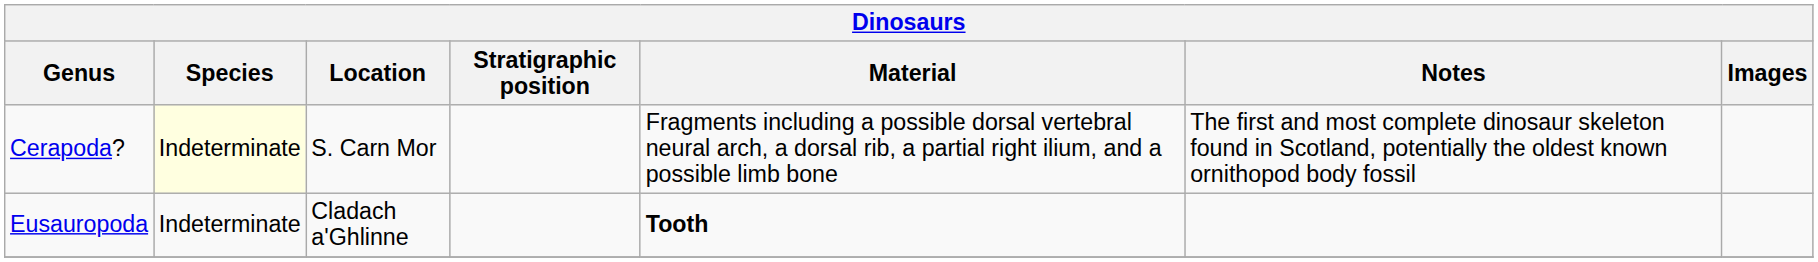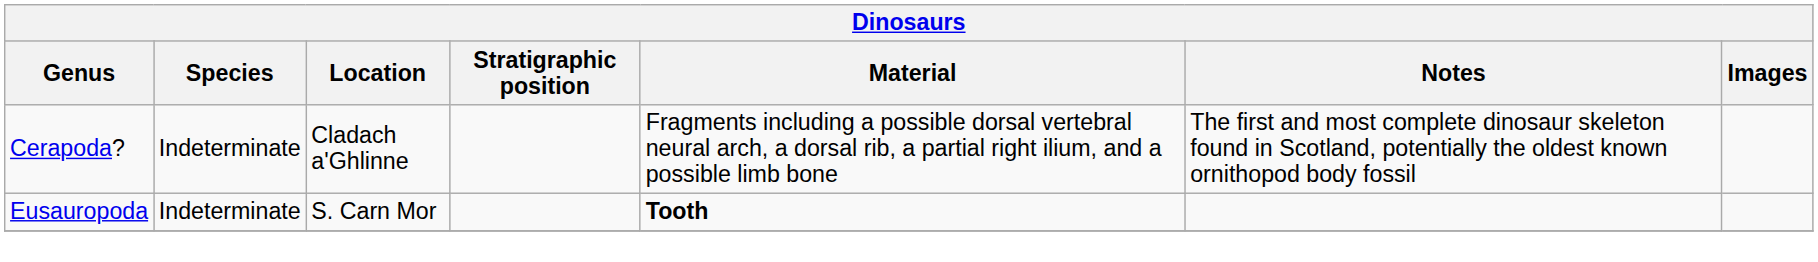(230, 148) lightyellow background -> (230, 148) no background
(374, 148) S. Carn Mor -> (360, 148) Cladach a'Ghlinne
(360, 224) Cladach a'Ghlinne -> (374, 211) S. Carn Mor
